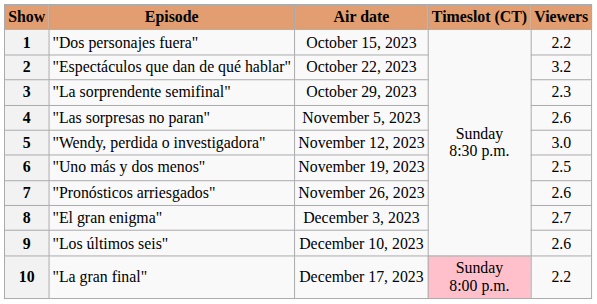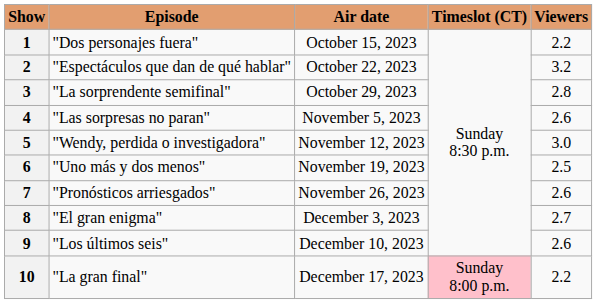(561, 92) 2.3 -> (561, 92) 2.8
